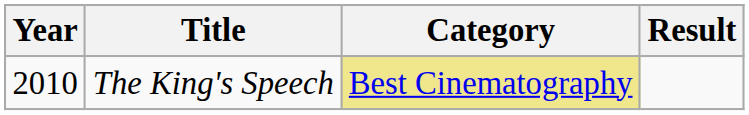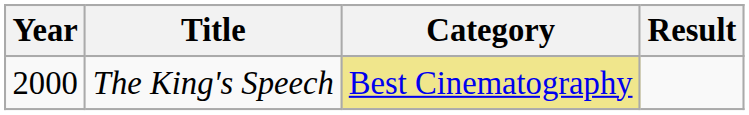(45, 82) 2010 -> (45, 82) 2000
